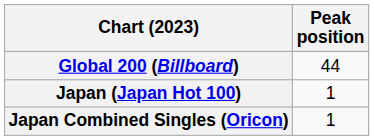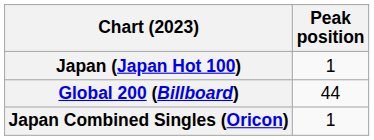rows swapped: (149, 65) <-> (149, 93)
